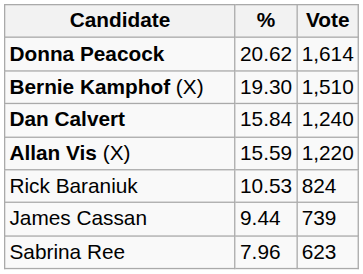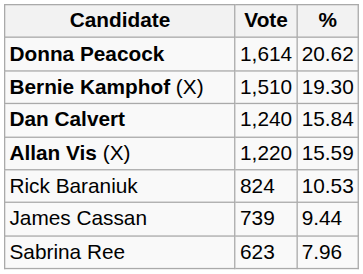columns swapped: (328, 20) <-> (266, 20)
